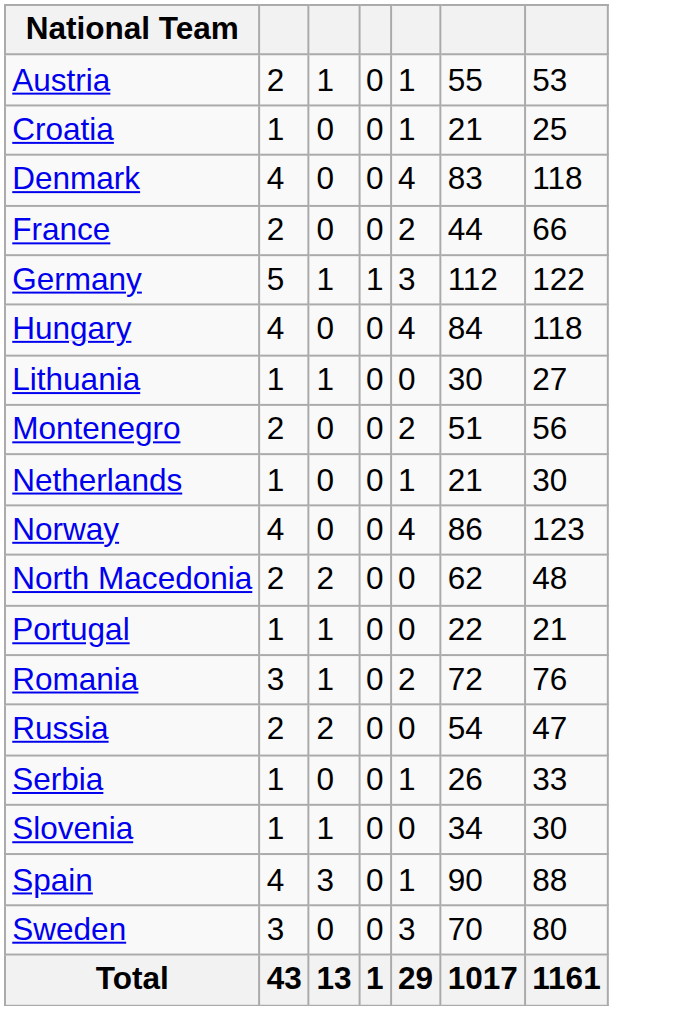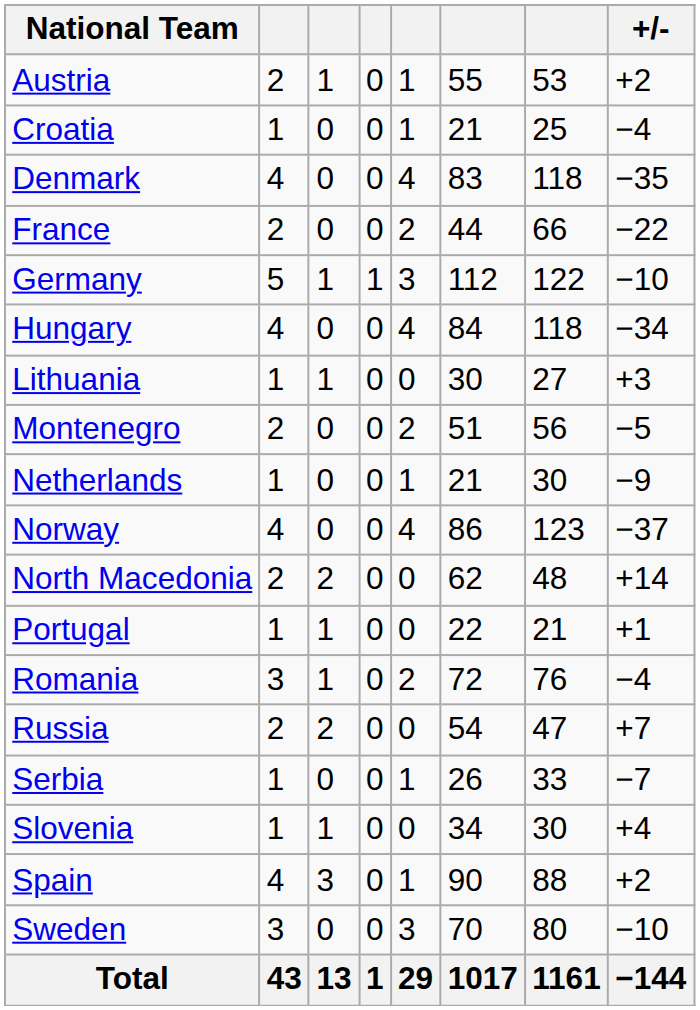+ column: (651, 29)
